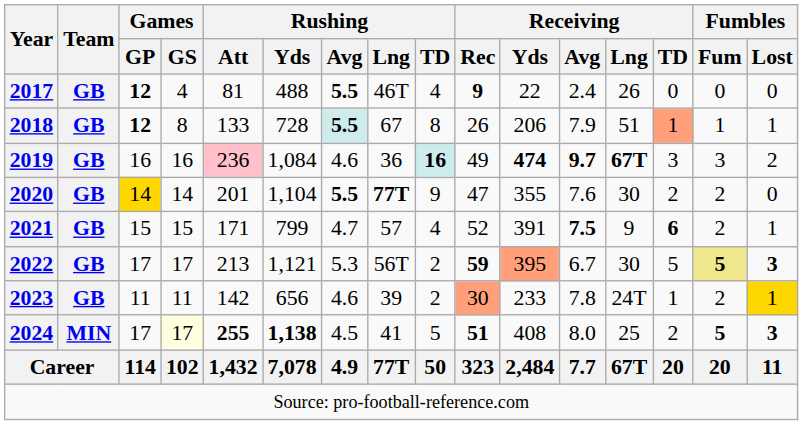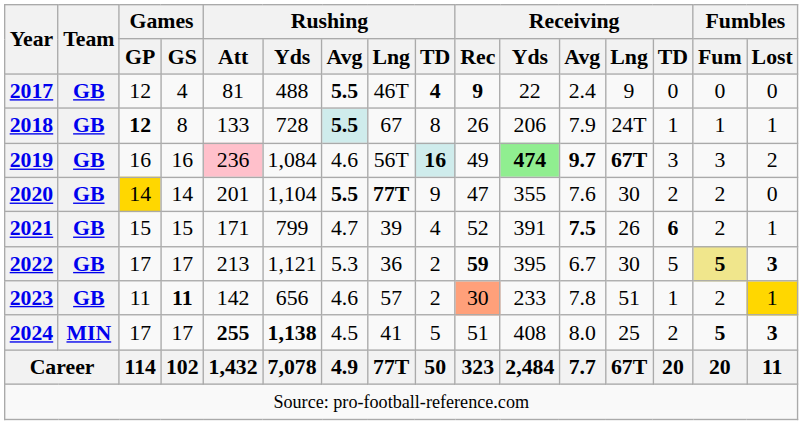(140, 90) bold -> (140, 90) normal
(435, 90) normal -> (435, 90) bold
(629, 90) 26 -> (629, 90) 9
(629, 125) 51 -> (629, 125) 24T
(673, 125) lightsalmon background -> (673, 125) no background
(391, 159) 36 -> (391, 159) 56T
(530, 159) no background -> (530, 159) lightgreen background
(391, 228) 57 -> (391, 228) 39
(629, 228) 9 -> (629, 228) 26
(391, 263) 56T -> (391, 263) 36
(530, 263) lightsalmon background -> (530, 263) no background
(182, 297) normal -> (182, 297) bold
(391, 297) 39 -> (391, 297) 57
(629, 297) 24T -> (629, 297) 51
(182, 332) lightyellow background -> (182, 332) no background
(478, 332) bold -> (478, 332) normal
